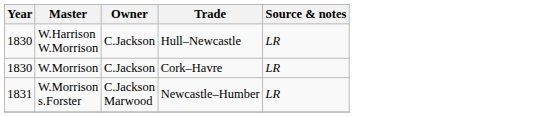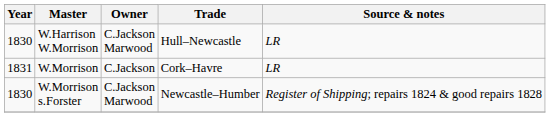(129, 41) C.Jackson -> (129, 41) C.Jackson Marwood
(20, 68) 1830 -> (20, 68) 1831
(20, 94) 1831 -> (20, 94) 1830
(273, 94) LR -> (404, 94) Register of Shipping; repairs 1824 & good repairs 1828
